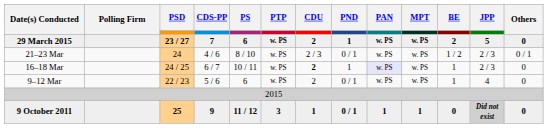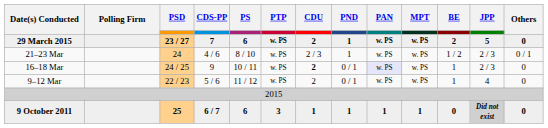(349, 54) 0 / 1 -> (349, 54) 1
(212, 67) 6 / 7 -> (212, 67) 9
(349, 67) 1 -> (349, 67) 0 / 1
(245, 81) 6 -> (245, 81) 11 / 12
(212, 112) 9 -> (212, 112) 6 / 7
(245, 112) 11 / 12 -> (245, 112) 6
(349, 112) 0 / 1 -> (349, 112) 1
